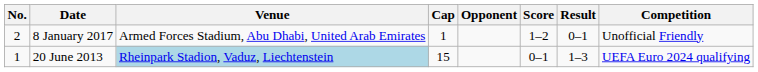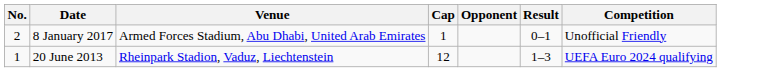- column: (539, 14)
(226, 56) lightblue background -> (226, 56) no background
(443, 56) 15 -> (443, 56) 12
